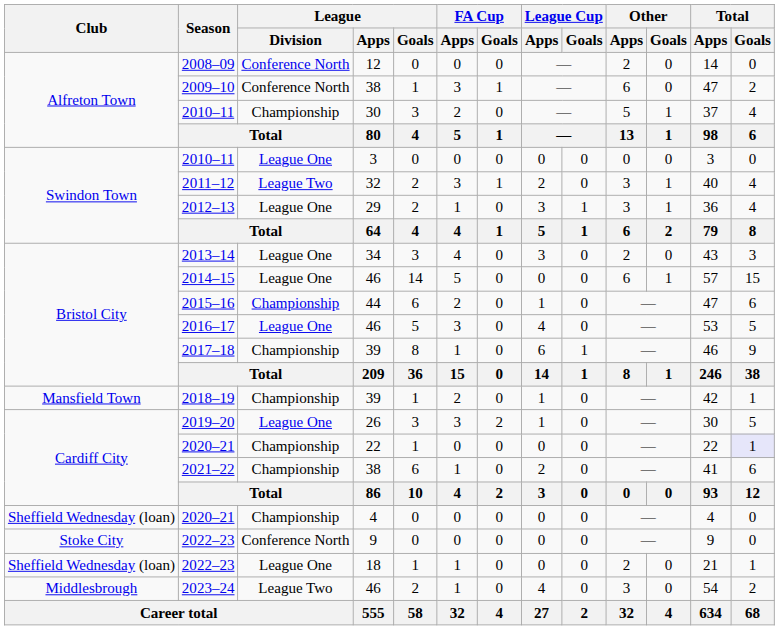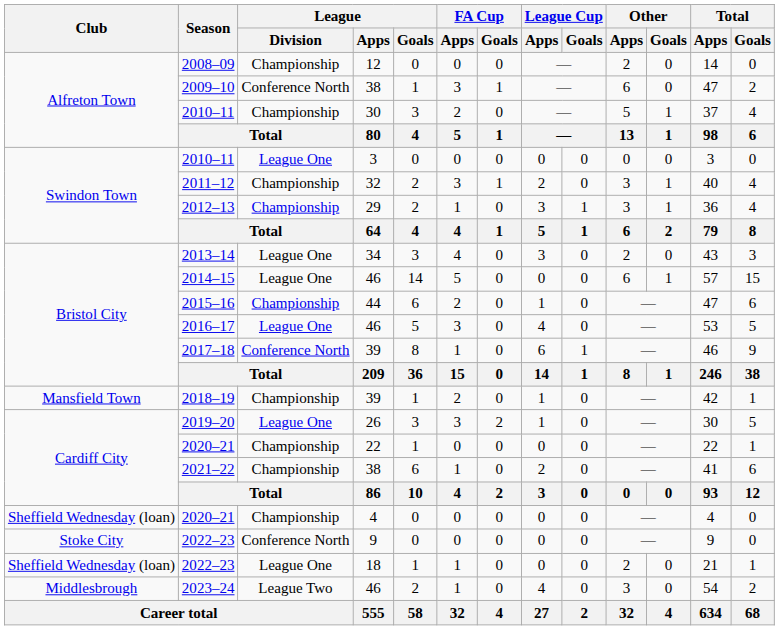(295, 64) Conference North -> (295, 64) Championship
(295, 183) League Two -> (295, 183) Championship
(295, 207) League One -> (295, 207) Championship
(295, 350) Championship -> (295, 350) Conference North
(753, 445) lavender background -> (753, 445) no background
